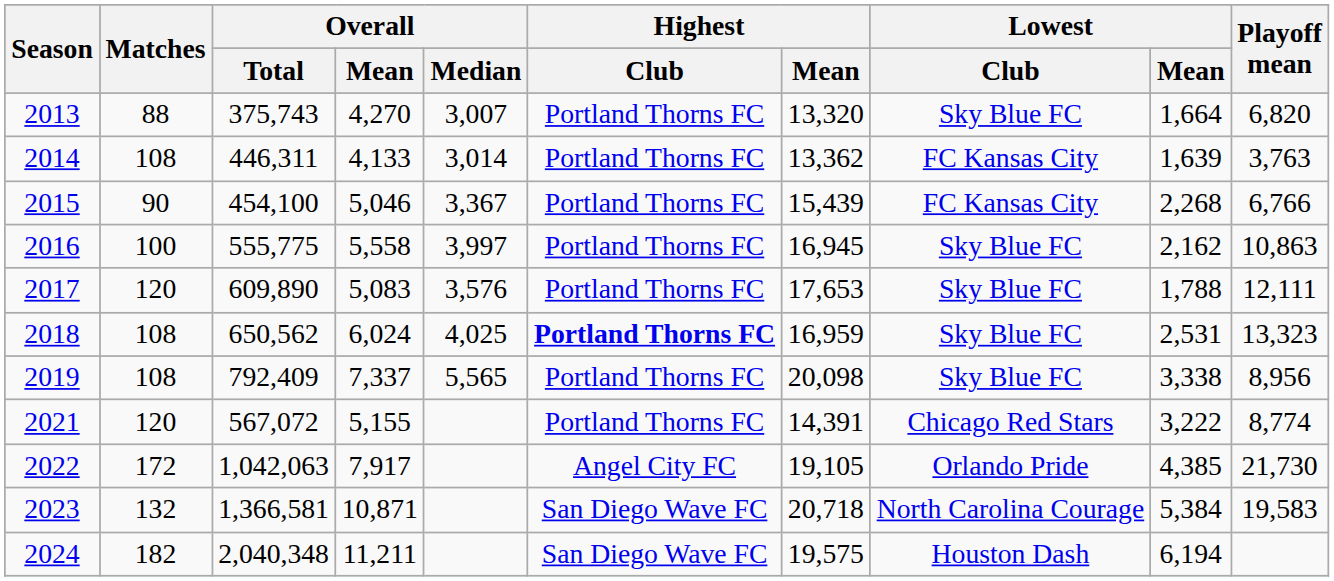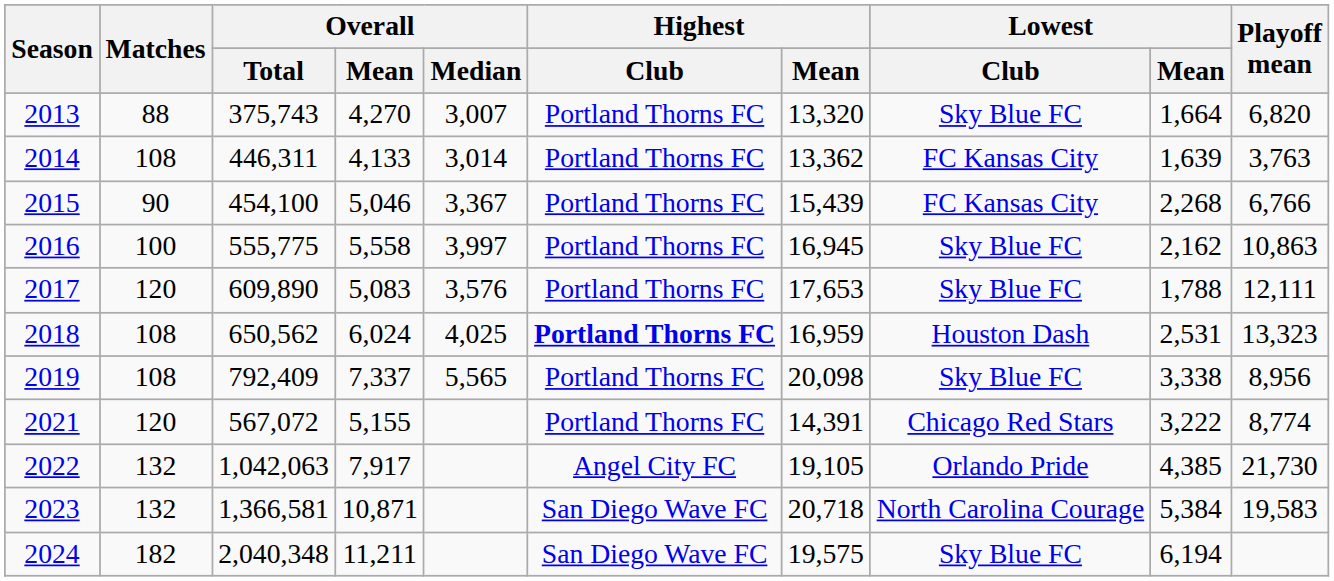(1010, 333) Sky Blue FC -> (1010, 333) Houston Dash
(155, 465) 172 -> (155, 465) 132
(1010, 553) Houston Dash -> (1010, 553) Sky Blue FC
